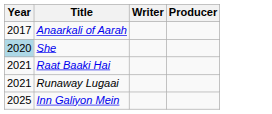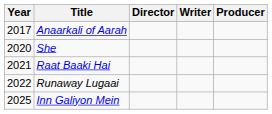+ column: (153, 13)
(19, 48) lightblue background -> (19, 48) no background
(19, 83) 2021 -> (19, 83) 2022
